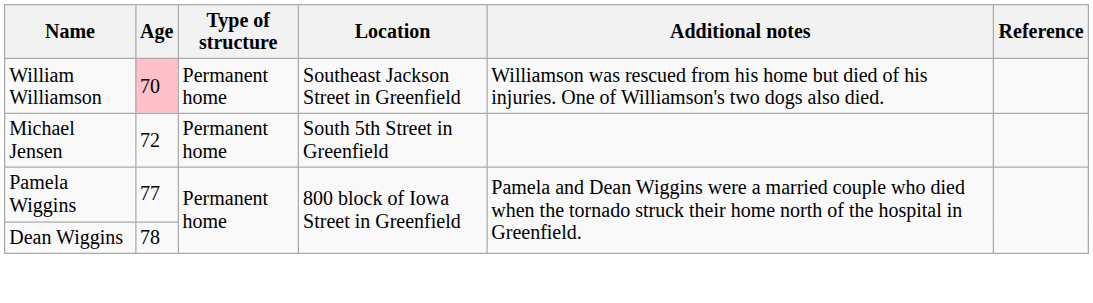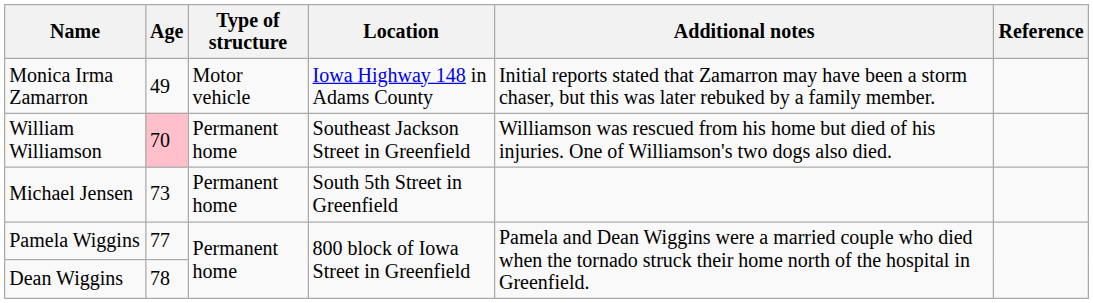+ row: (61, 85)
(150, 140) 72 -> (160, 194) 73
